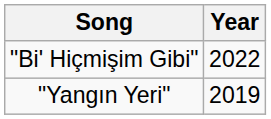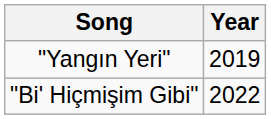rows swapped: (104, 95) <-> (104, 59)
